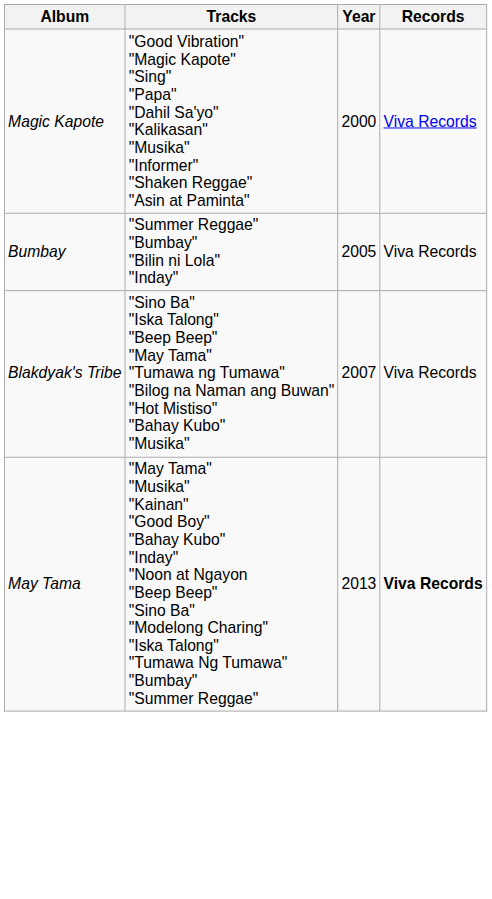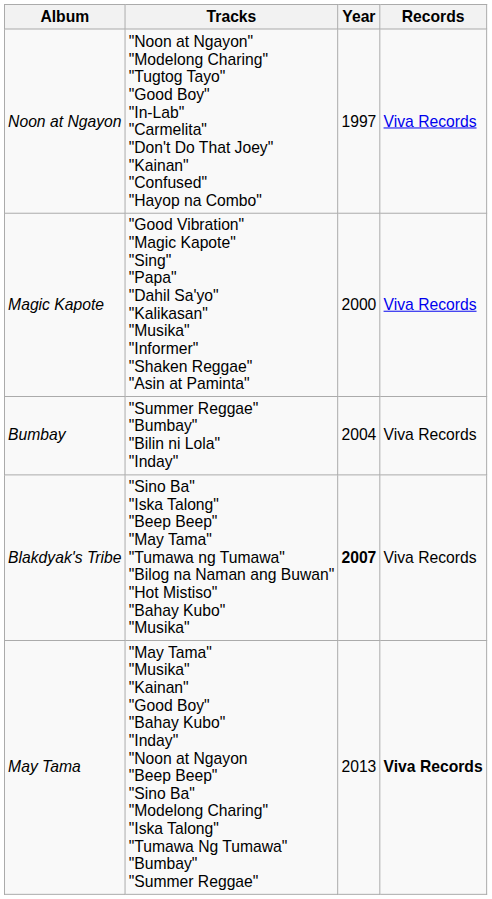+ row: (65, 121)
(359, 251) 2005 -> (359, 435) 2004
(359, 373) normal -> (359, 557) bold
